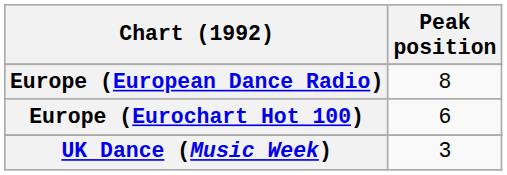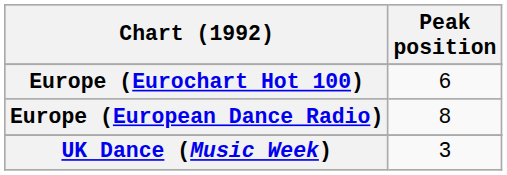rows swapped: (197, 117) <-> (197, 82)
